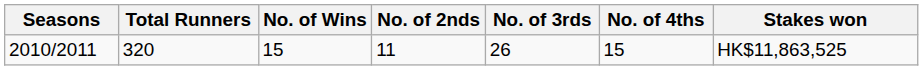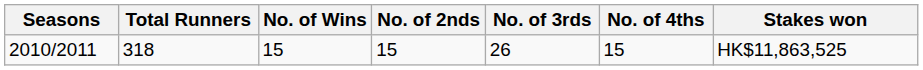(138, 50) 320 -> (138, 50) 318
(386, 50) 11 -> (387, 50) 15
